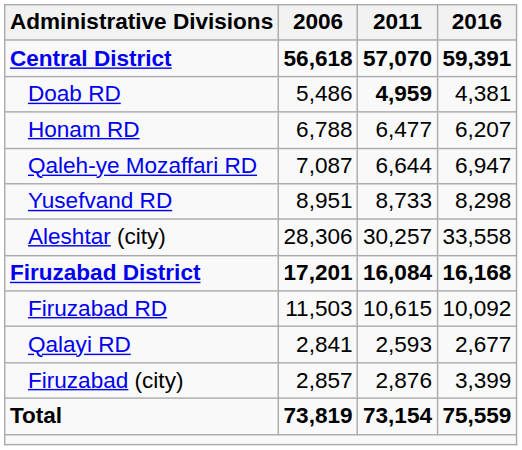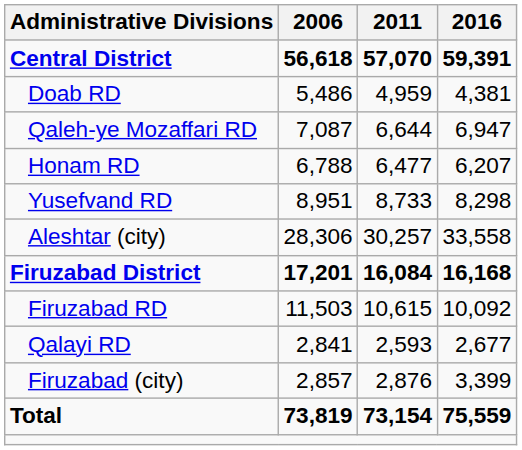(404, 93) bold -> (404, 93) normal
rows swapped: (84, 129) <-> (142, 165)
